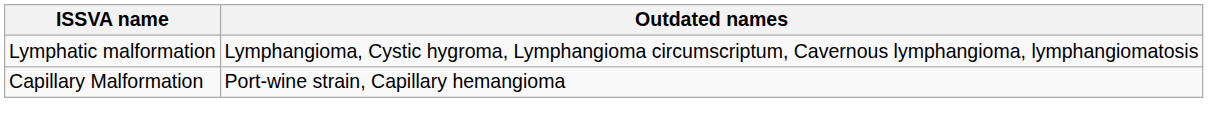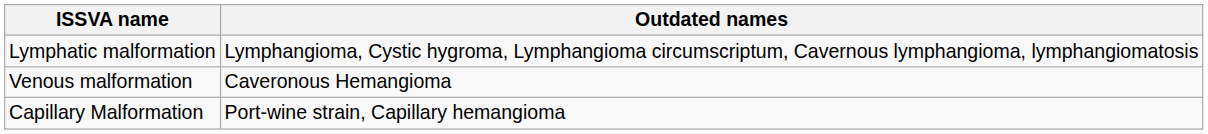+ row: (101, 81)
